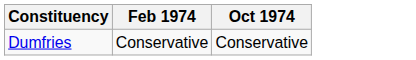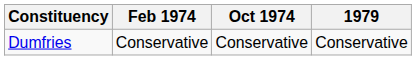+ column: (361, 17)
